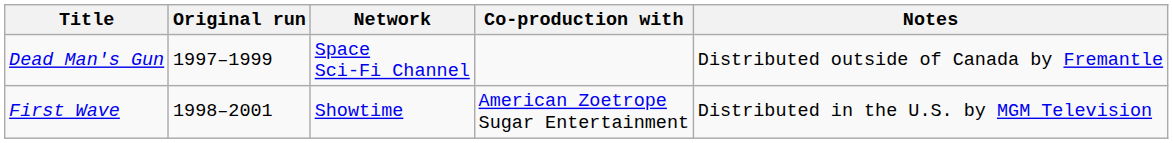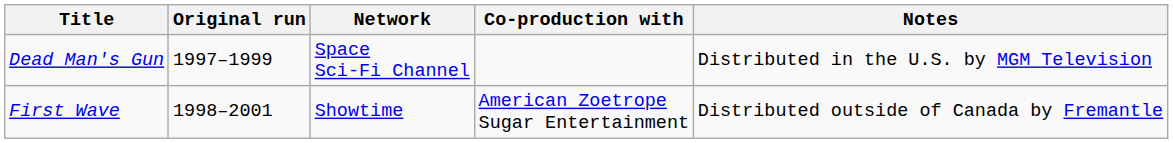(931, 60) Distributed outside of Canada by Fremantle -> (925, 60) Distributed in the U.S. by MGM Television
(925, 112) Distributed in the U.S. by MGM Television -> (931, 112) Distributed outside of Canada by Fremantle
